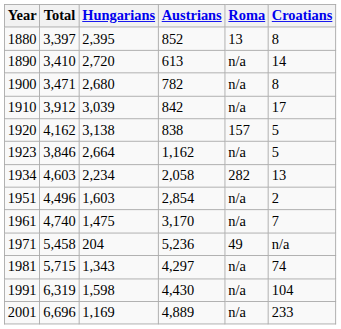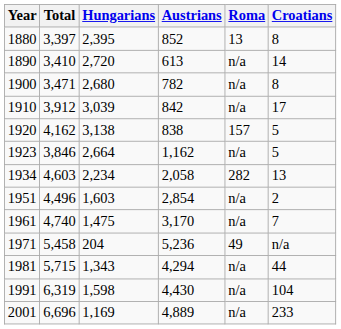(178, 267) 4,297 -> (178, 267) 4,294
(279, 267) 74 -> (279, 267) 44
